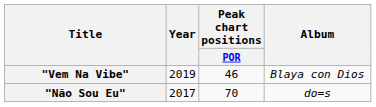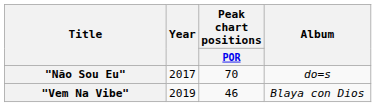rows swapped: (85, 93) <-> (85, 74)
